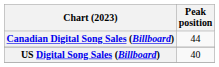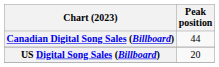(196, 54) 40 -> (196, 54) 20
